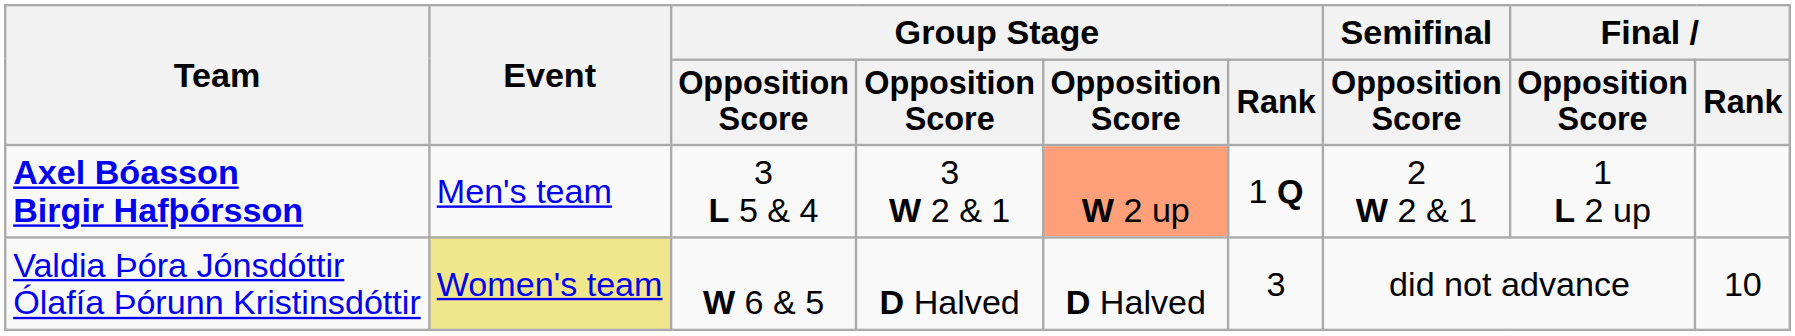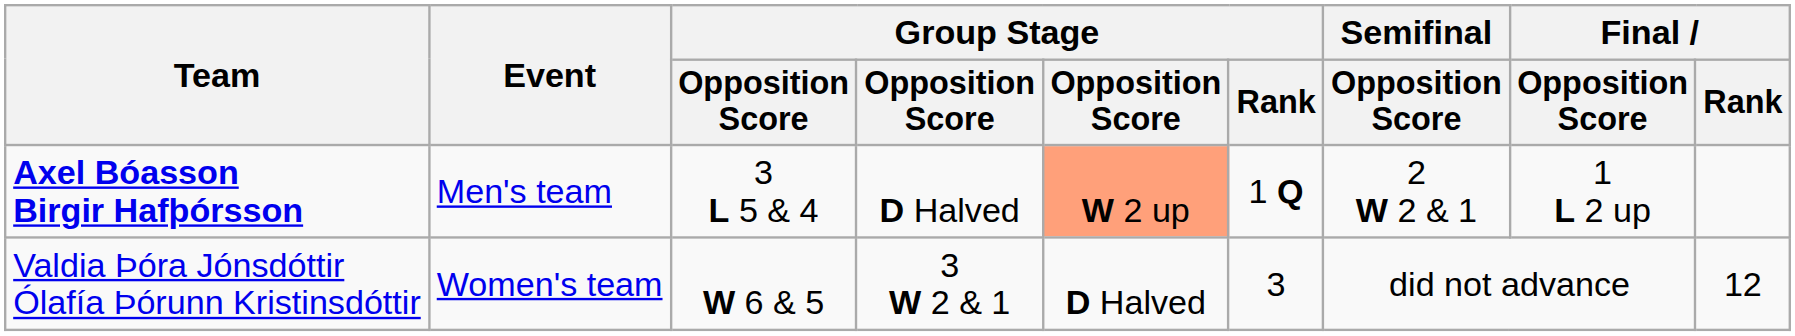(950, 192) 3 W 2 & 1 -> (950, 211) D Halved
(550, 284) khaki background -> (550, 284) no background
(950, 303) D Halved -> (950, 284) 3 W 2 & 1
(1743, 284) 10 -> (1743, 284) 12
